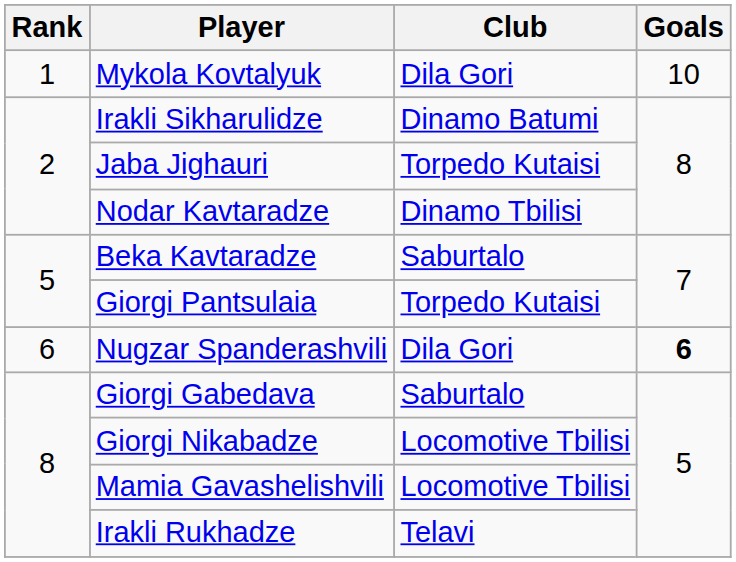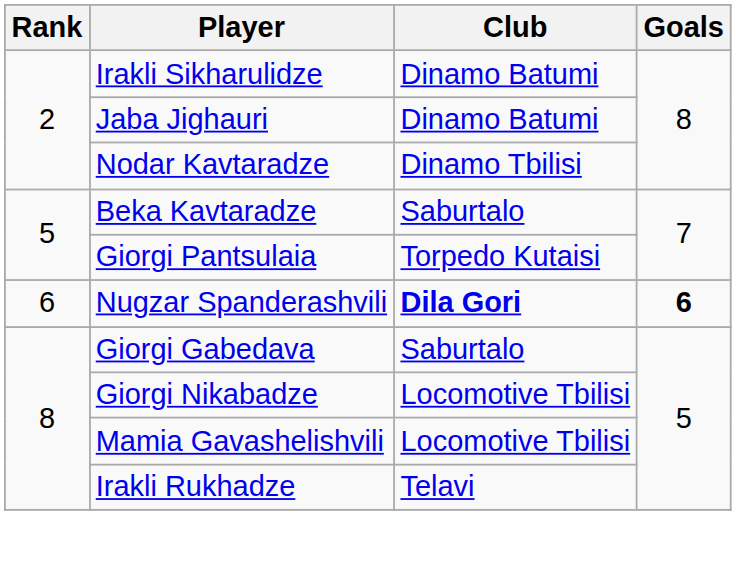- row: (208, 73)
(500, 165) Torpedo Kutaisi -> (499, 119) Dinamo Batumi
(457, 348) normal -> (461, 303) bold
